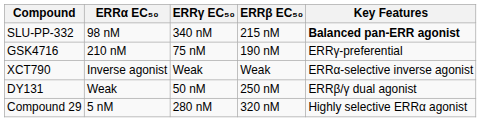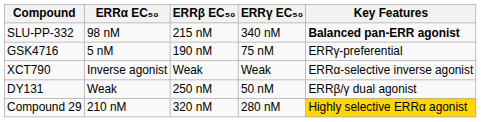columns swapped: (272, 13) <-> (204, 13)
(107, 51) 210 nM -> (100, 51) 5 nM
(100, 107) 5 nM -> (107, 107) 210 nM
(388, 107) no background -> (388, 107) gold background
